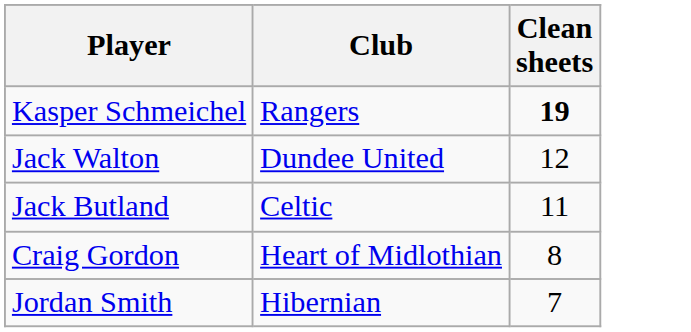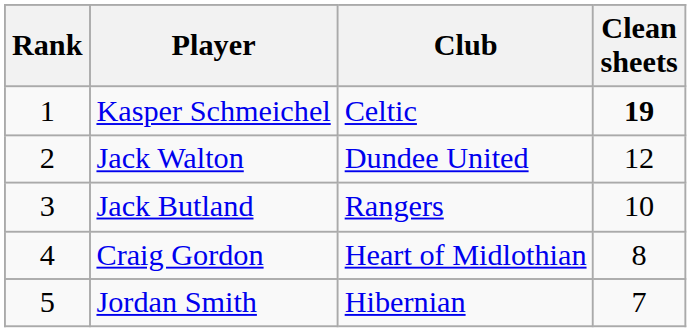+ column: (47, 45)
(310, 110) Rangers -> (381, 110) Celtic
(296, 206) Celtic -> (394, 206) Rangers
(555, 206) 11 -> (639, 206) 10
